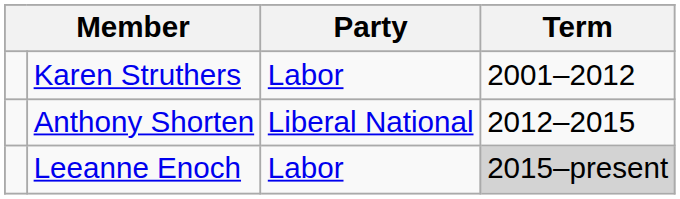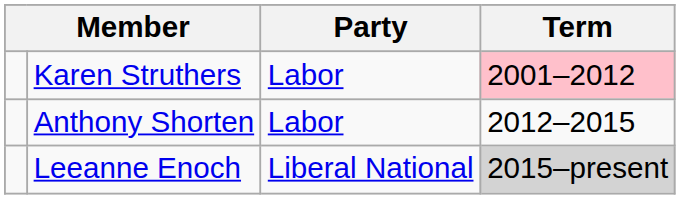(561, 74) no background -> (561, 74) pink background
(371, 121) Liberal National -> (306, 121) Labor
(306, 168) Labor -> (371, 168) Liberal National
